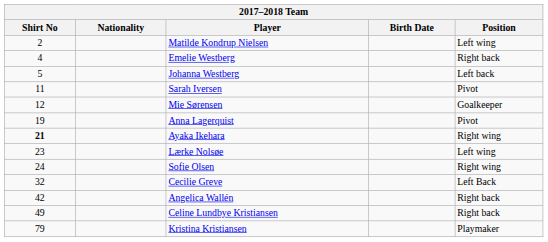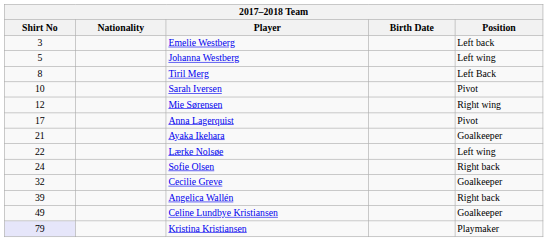- row: (218, 43)
(40, 58) 4 -> (40, 43) 3
(479, 58) Right back -> (476, 43) Left back
(476, 74) Left back -> (476, 58) Left wing
+ row: (189, 74)
(40, 89) 11 -> (40, 89) 10
(480, 105) Goalkeeper -> (479, 105) Right wing
(40, 120) 19 -> (40, 120) 17
(40, 136) bold -> (40, 136) normal
(479, 136) Right wing -> (480, 136) Goalkeeper
(40, 151) 23 -> (40, 151) 22
(479, 167) Right wing -> (479, 167) Right back
(477, 182) Left Back -> (480, 182) Goalkeeper
(40, 197) 42 -> (40, 197) 39
(479, 213) Right back -> (480, 213) Goalkeeper
(40, 228) no background -> (40, 228) lavender background
